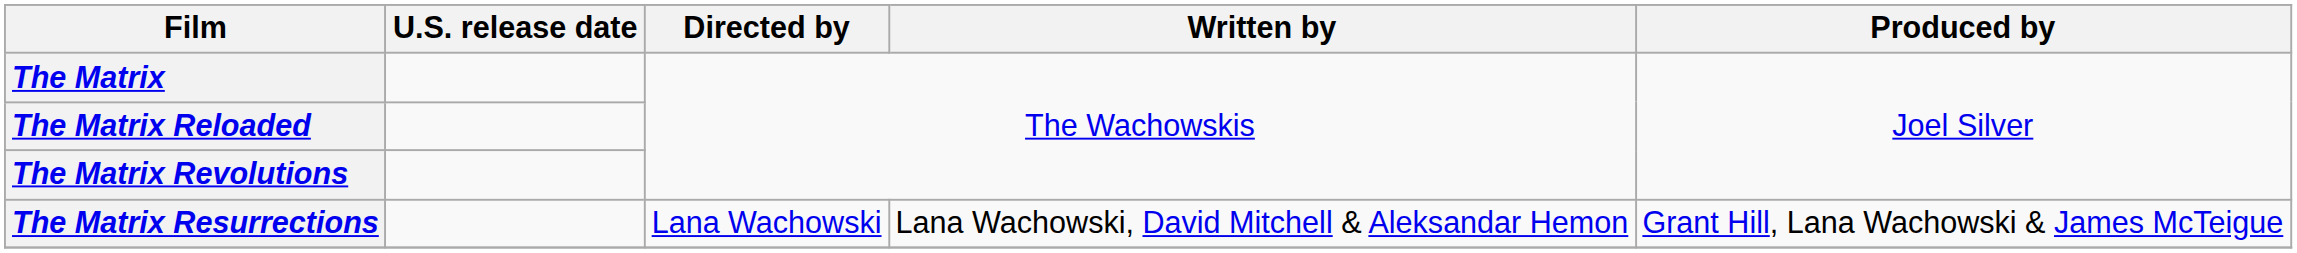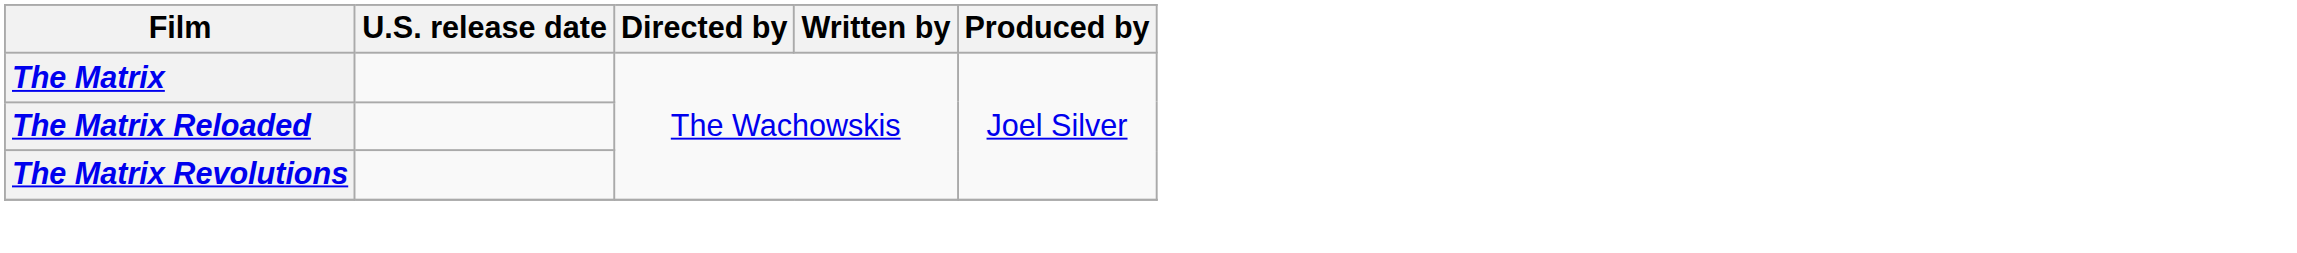- row: (195, 222)
